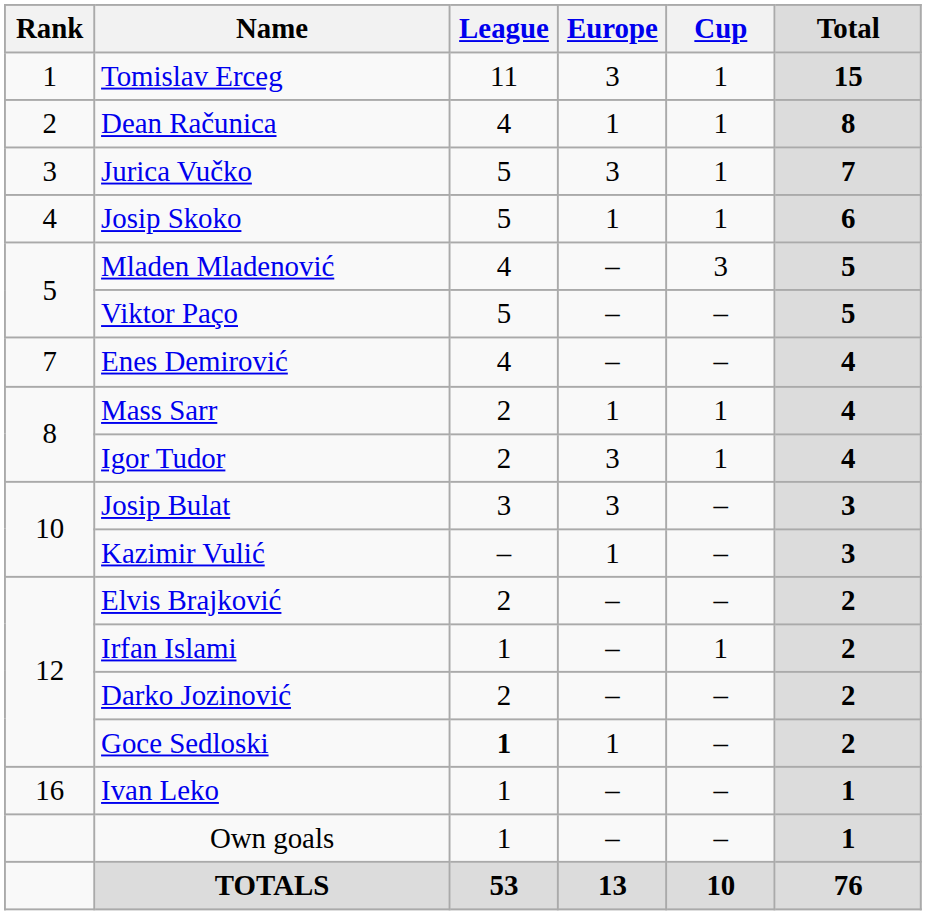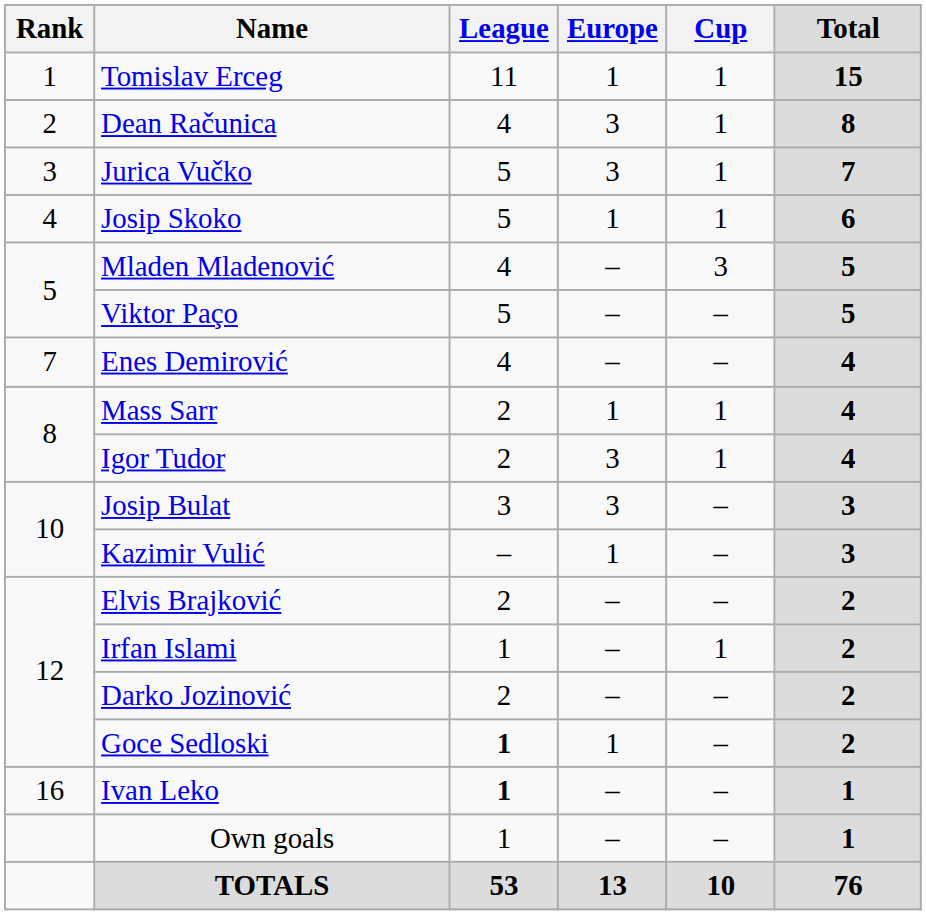(612, 76) 3 -> (612, 76) 1
(612, 123) 1 -> (612, 123) 3
(504, 790) normal -> (504, 790) bold
